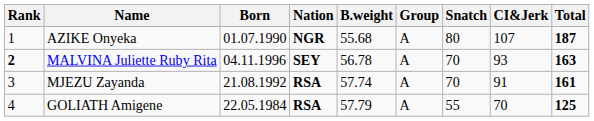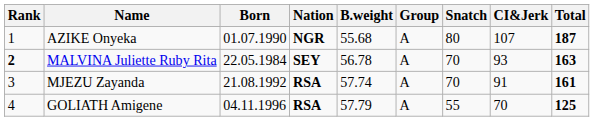(255, 60) 04.11.1996 -> (255, 60) 22.05.1984
(255, 104) 22.05.1984 -> (255, 104) 04.11.1996
